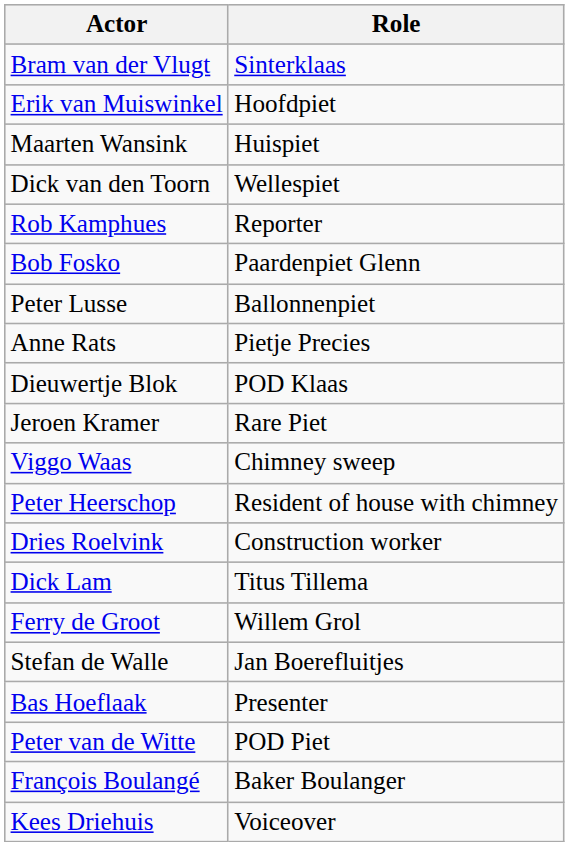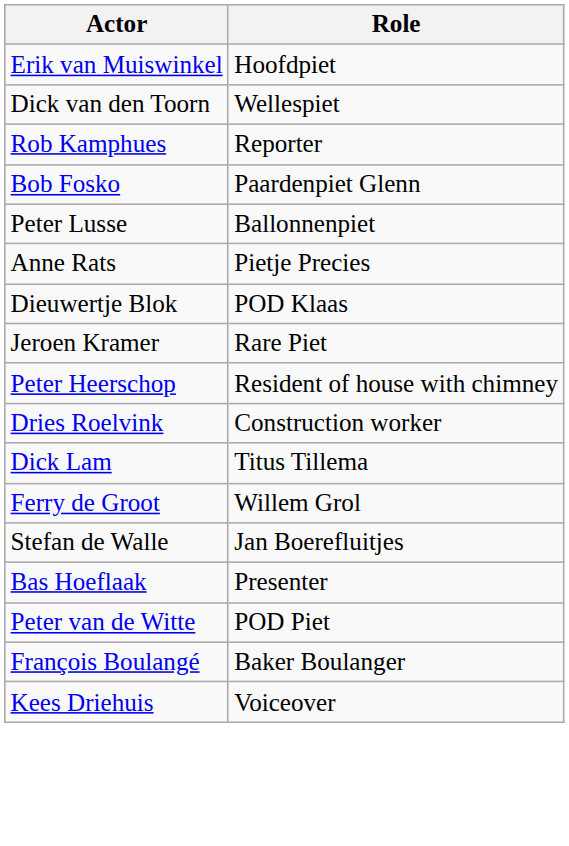- row: (110, 64)
- row: (99, 143)
- row: (71, 462)
